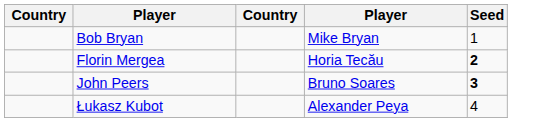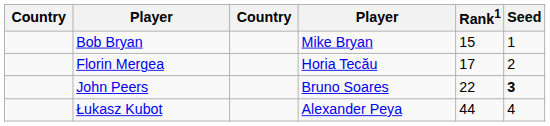+ column: (480, 17)
(474, 60) bold -> (511, 64) normal
